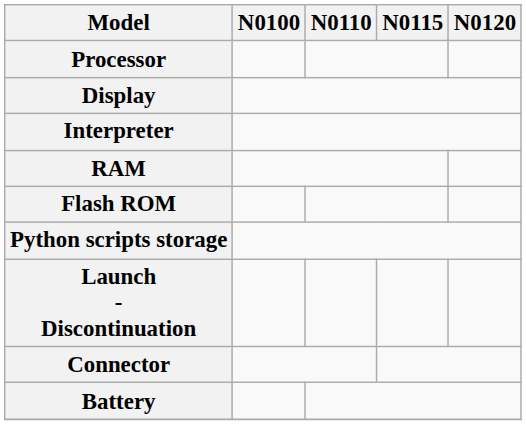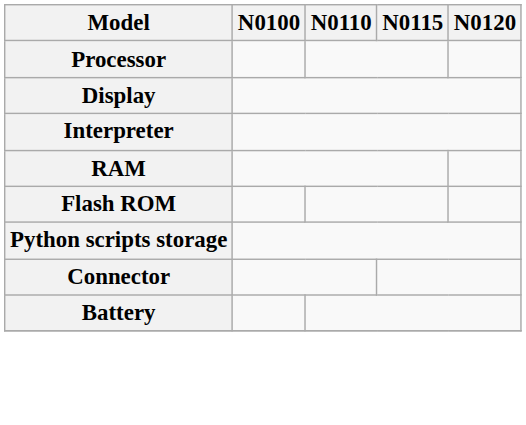- row: (119, 302)
